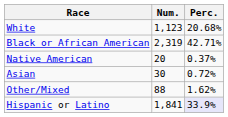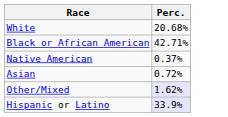- column: (168, 12)
(201, 89) no background -> (168, 89) lavender background
